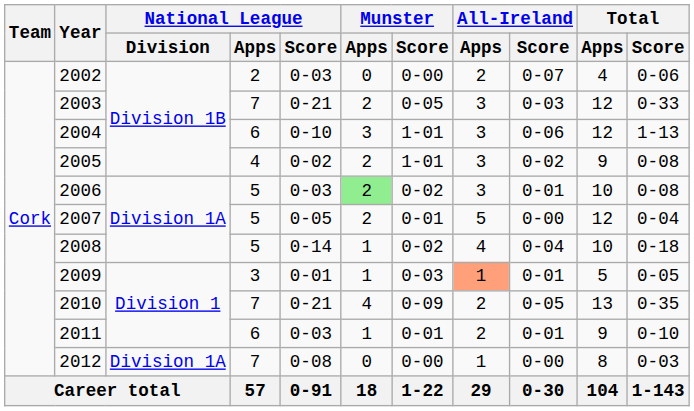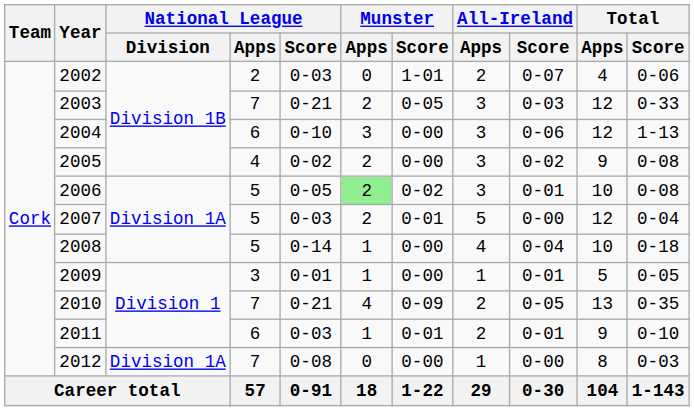(422, 76) 0-00 -> (422, 76) 1-01
(422, 133) 1-01 -> (422, 133) 0-00
(422, 162) 1-01 -> (422, 162) 0-00
(311, 191) 0-03 -> (311, 191) 0-05
(311, 219) 0-05 -> (311, 219) 0-03
(422, 248) 0-02 -> (422, 248) 0-00
(422, 276) 0-03 -> (422, 276) 0-00
(481, 276) lightsalmon background -> (481, 276) no background
